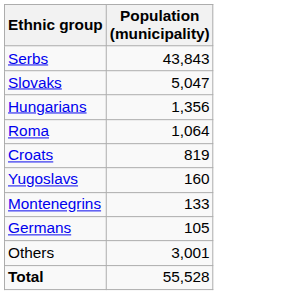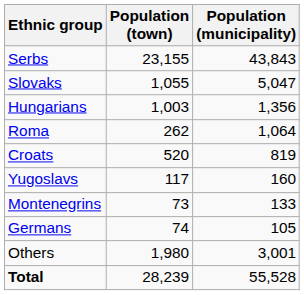+ column: (149, 25)
